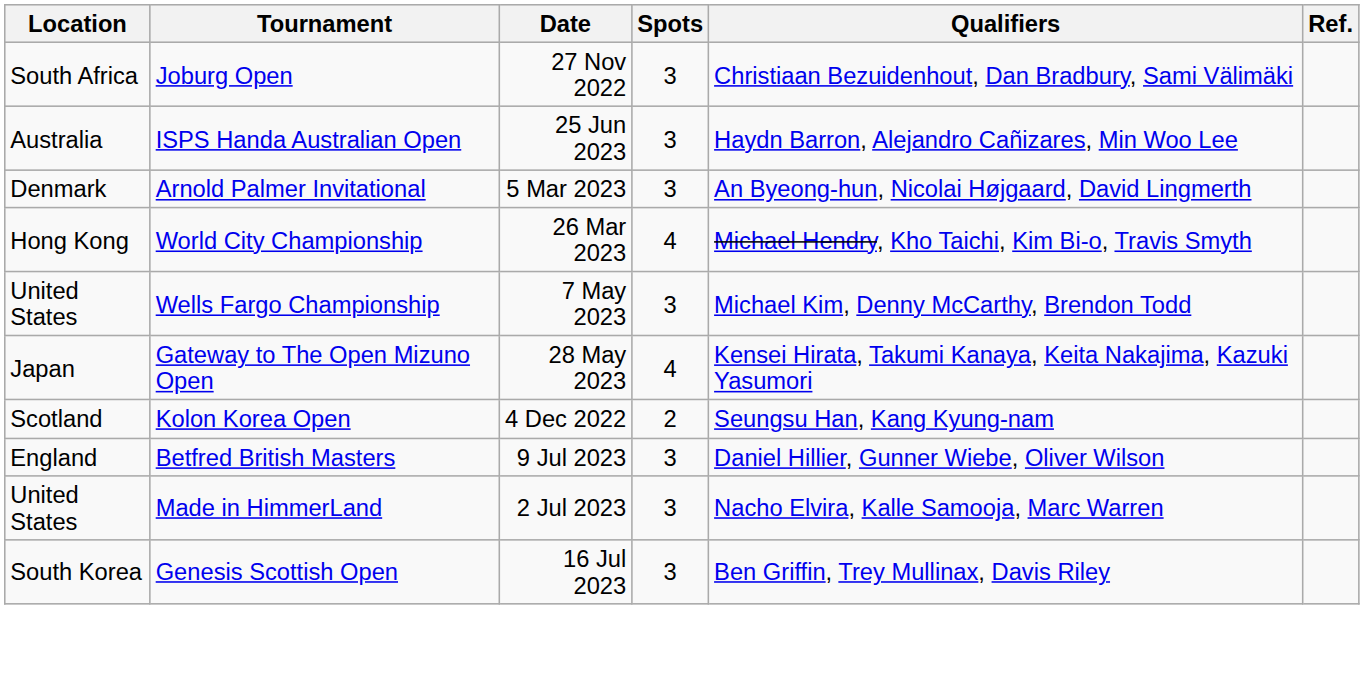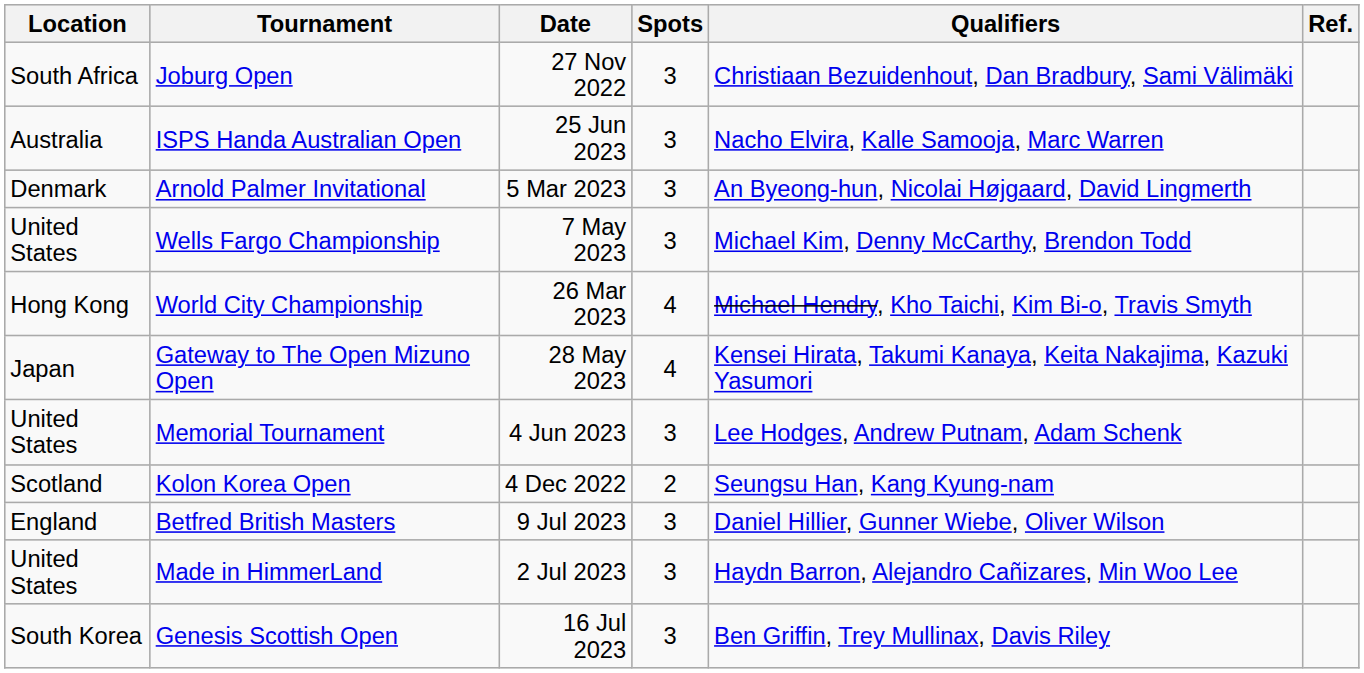(976, 139) Haydn Barron, Alejandro Cañizares, Min Woo Lee -> (939, 139) Nacho Elvira, Kalle Samooja, Marc Warren
rows swapped: (289, 240) <-> (298, 304)
+ row: (270, 432)
(939, 507) Nacho Elvira, Kalle Samooja, Marc Warren -> (976, 571) Haydn Barron, Alejandro Cañizares, Min Woo Lee
